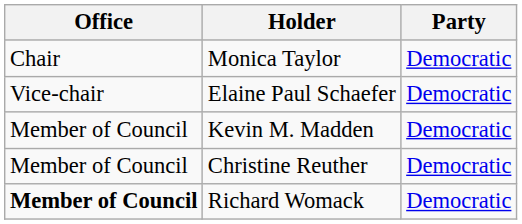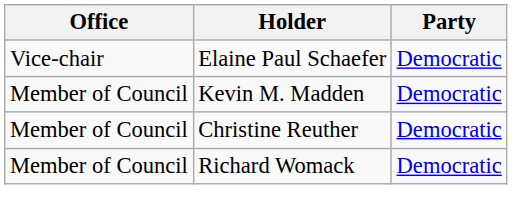- row: (274, 58)
(104, 201) bold -> (99, 165) normal
